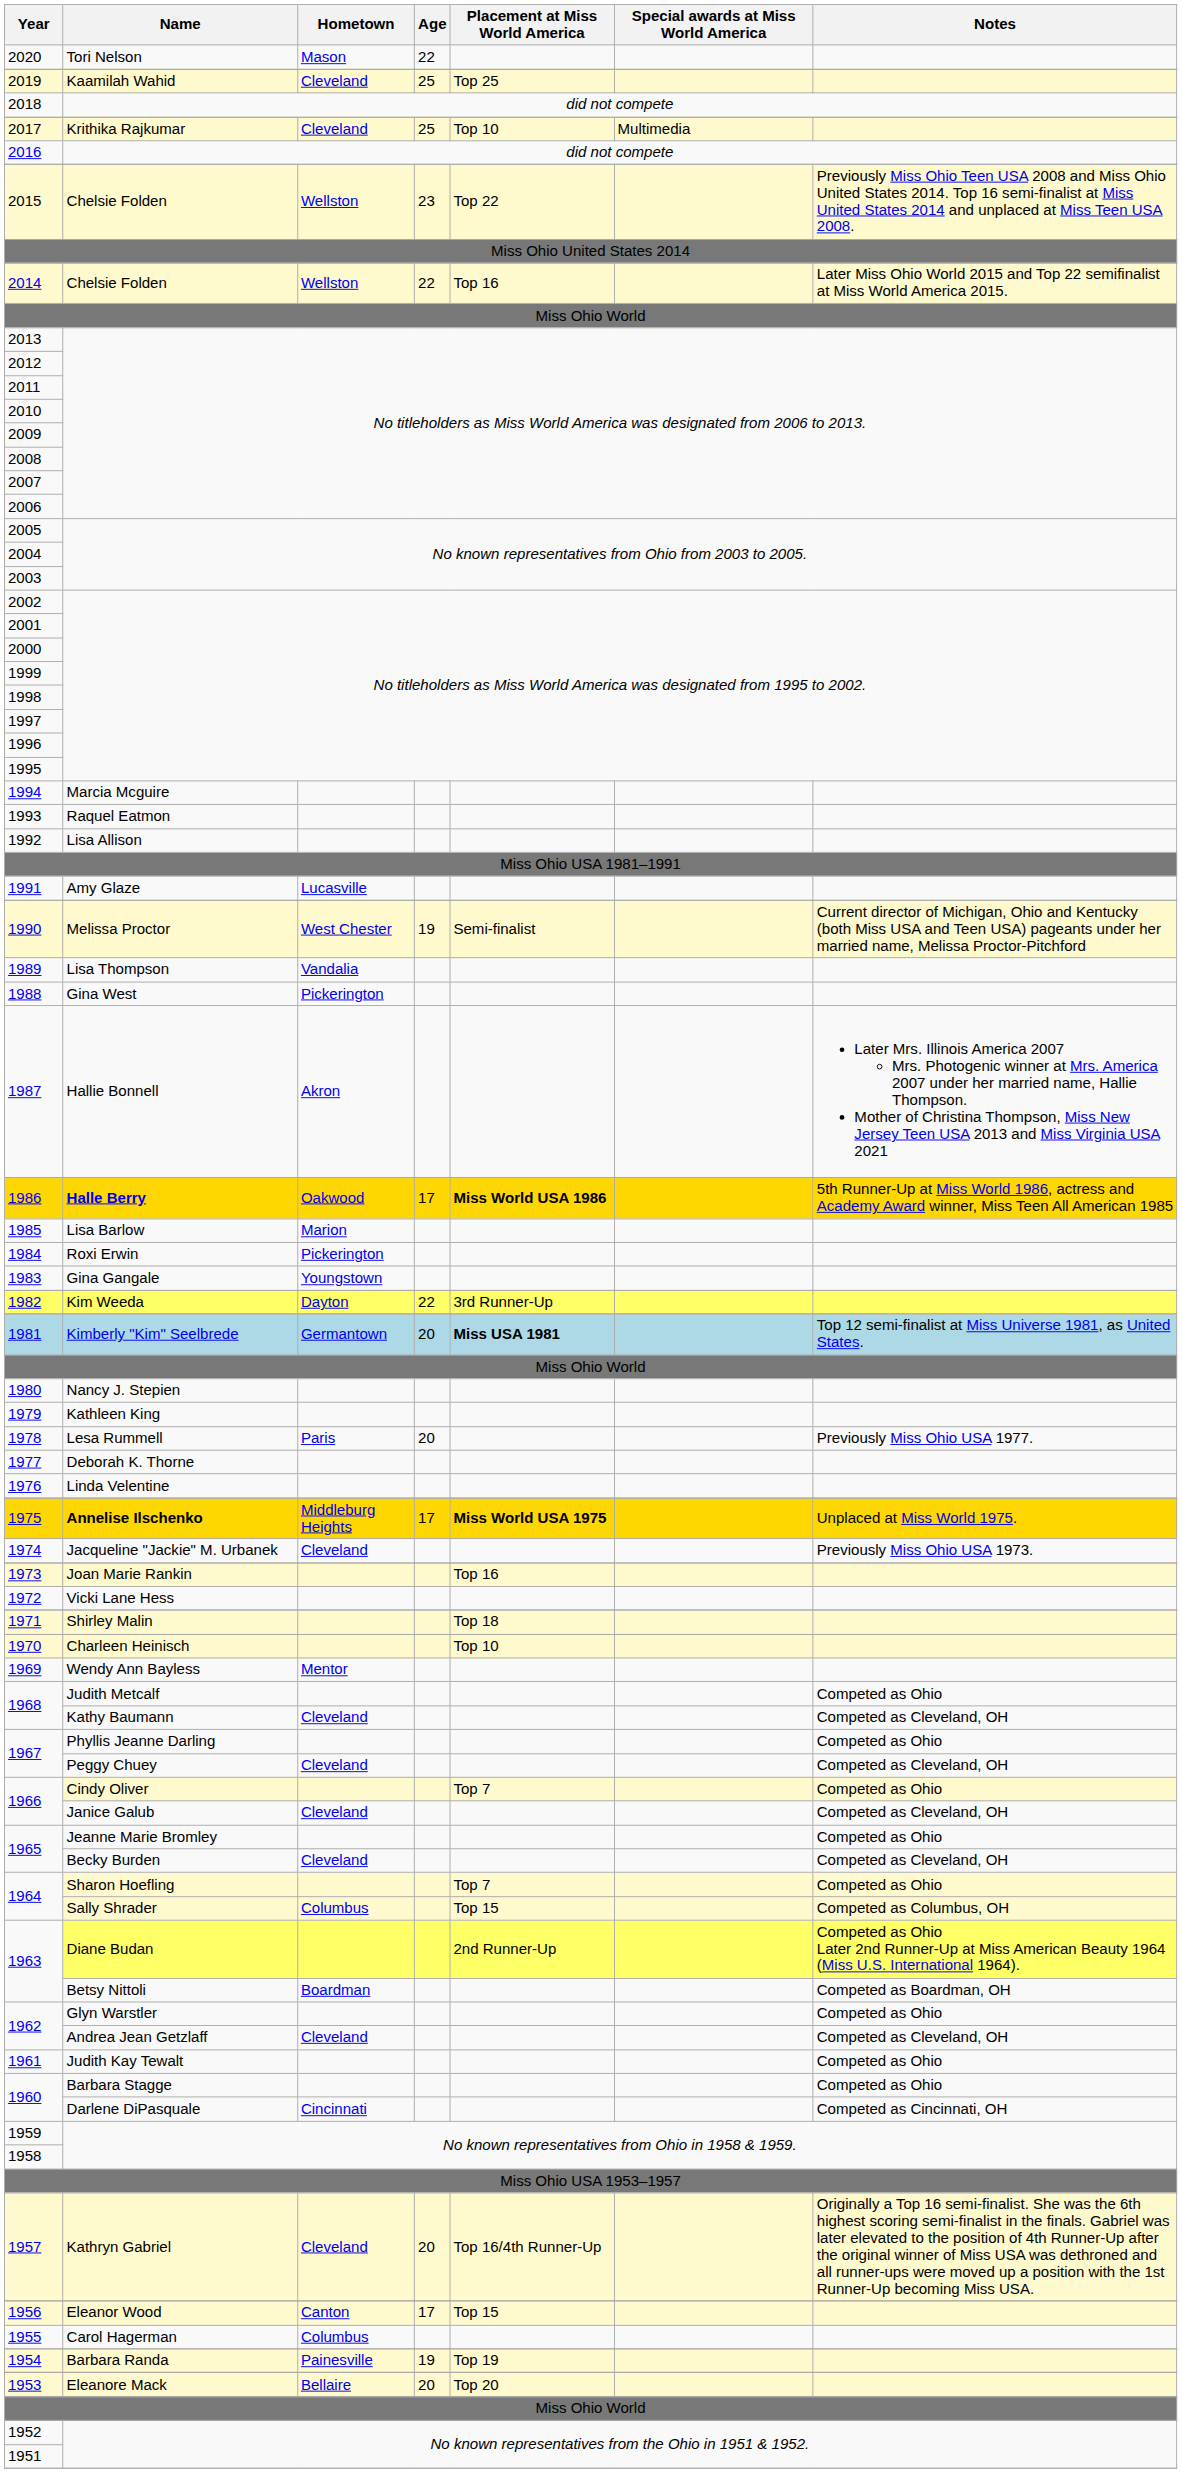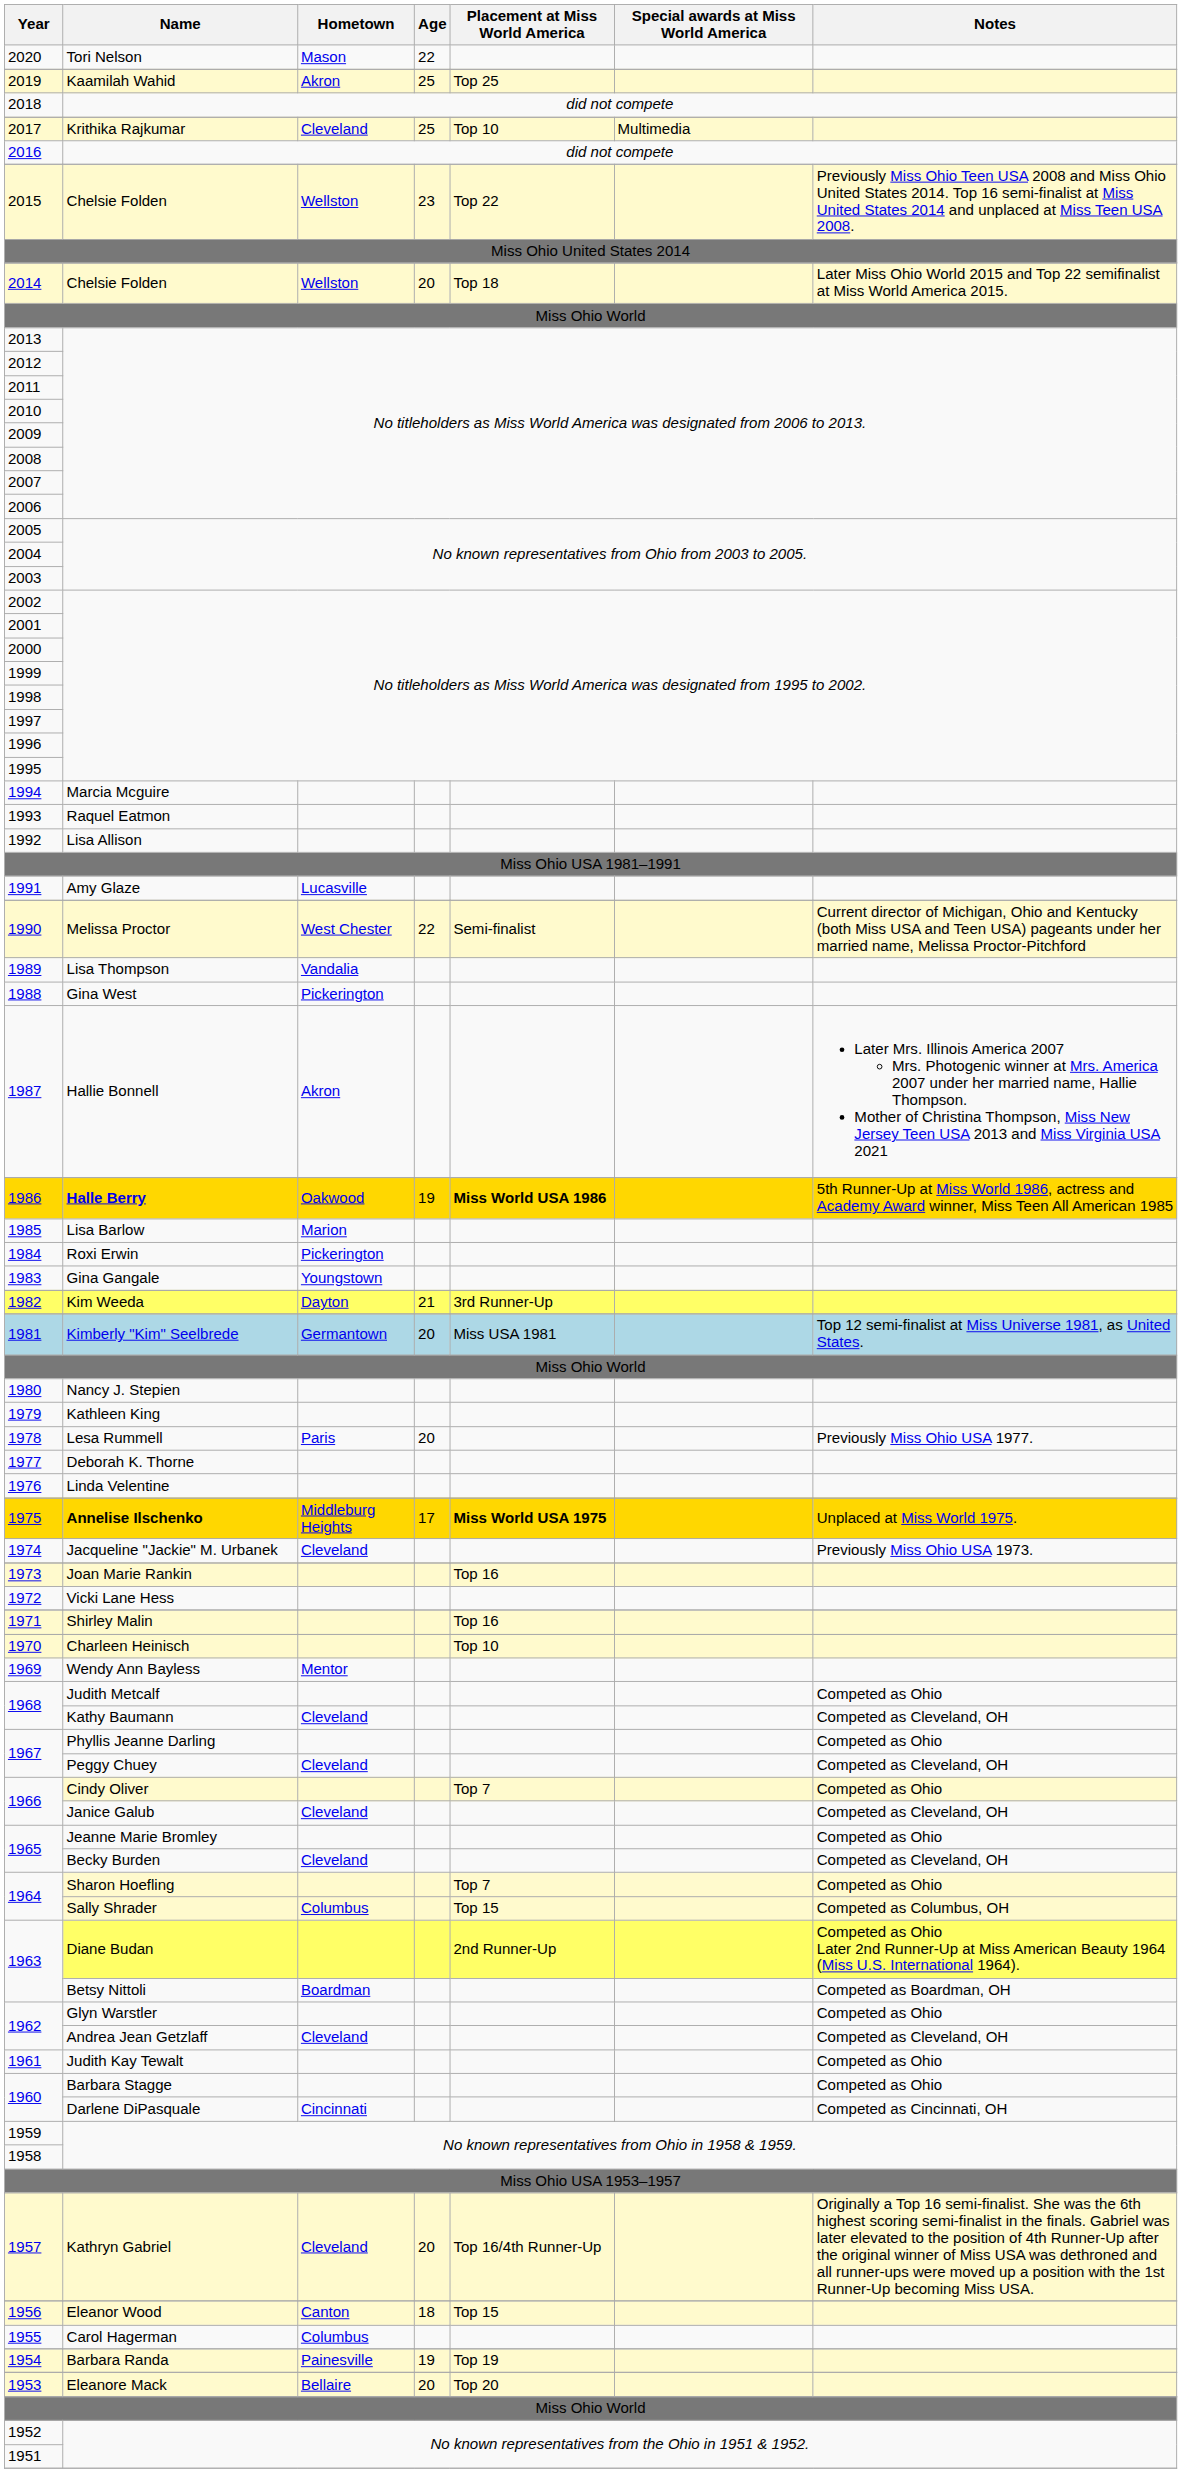(334, 81) Cleveland -> (321, 81) Akron
(426, 283) 22 -> (426, 283) 20
(476, 283) Top 16 -> (476, 283) Top 18
(426, 928) 19 -> (426, 928) 22
(426, 1198) 17 -> (426, 1198) 19
(426, 1302) 22 -> (426, 1302) 21
(507, 1334) bold -> (505, 1334) normal
(476, 1622) Top 18 -> (476, 1622) Top 16
(426, 2313) 17 -> (426, 2313) 18
